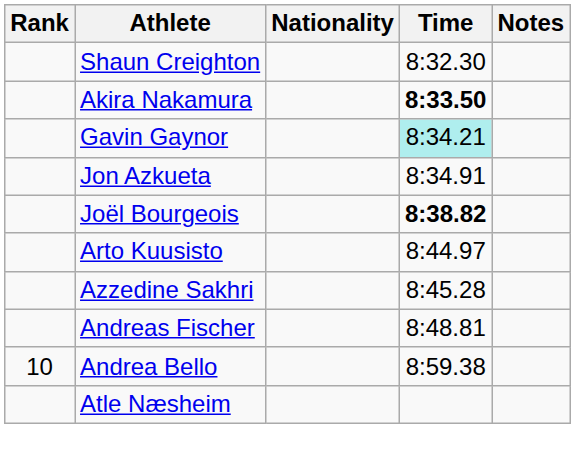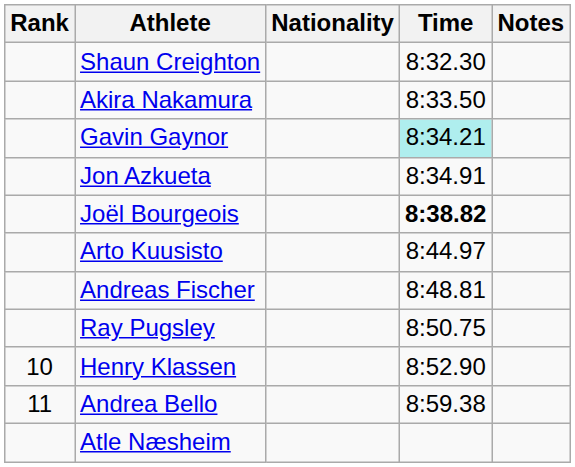(446, 99) bold -> (446, 99) normal
- row: (167, 289)
+ row: (147, 328)
+ row: (158, 366)
(40, 366) 10 -> (40, 404) 11
